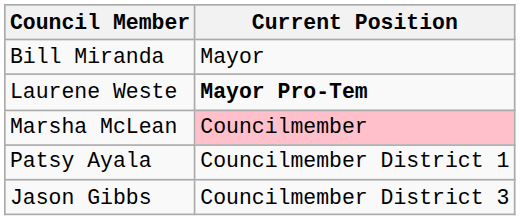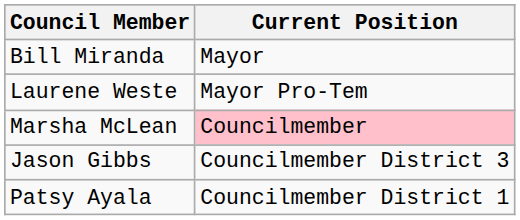(284, 92) bold -> (284, 92) normal
rows swapped: (81, 162) <-> (81, 197)
